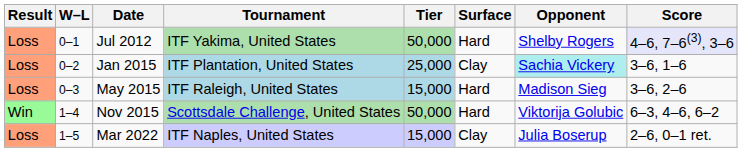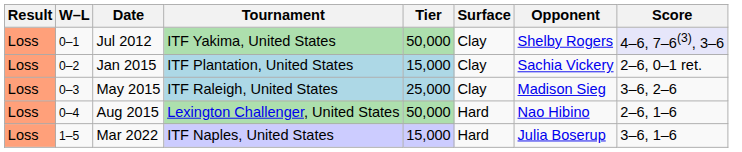(474, 41) Hard -> (472, 41) Clay
(429, 66) 25,000 -> (428, 66) 15,000
(566, 66) paleturquoise background -> (566, 66) no background
(658, 66) 3–6, 1–6 -> (661, 66) 2–6, 0–1 ret.
(429, 89) 15,000 -> (428, 89) 25,000
(474, 89) Hard -> (472, 89) Clay
+ row: (128, 112)
- row: (128, 112)
(473, 135) Clay -> (473, 135) Hard
(671, 135) 2–6, 0–1 ret. -> (649, 135) 3–6, 1–6
